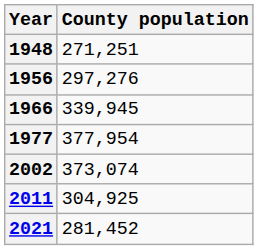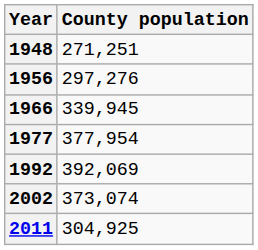+ row: (31, 169)
- row: (31, 229)
